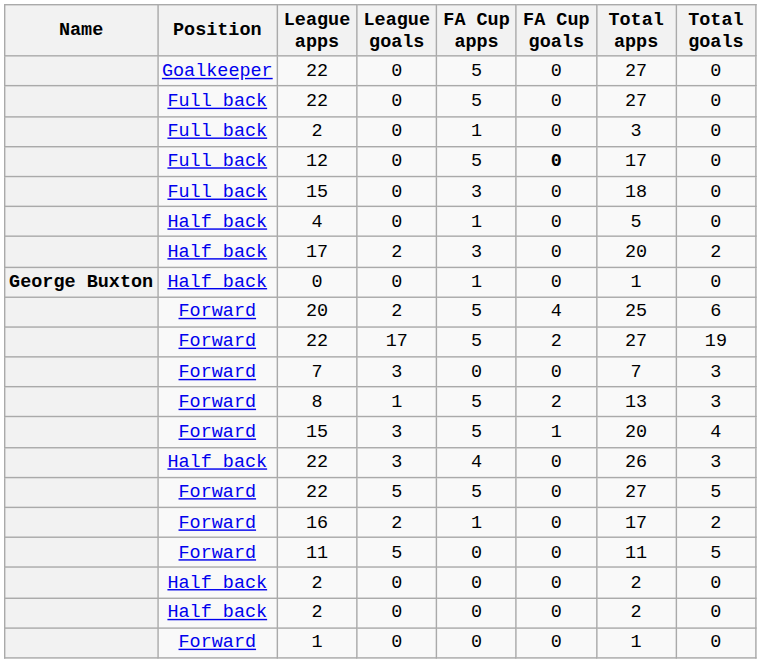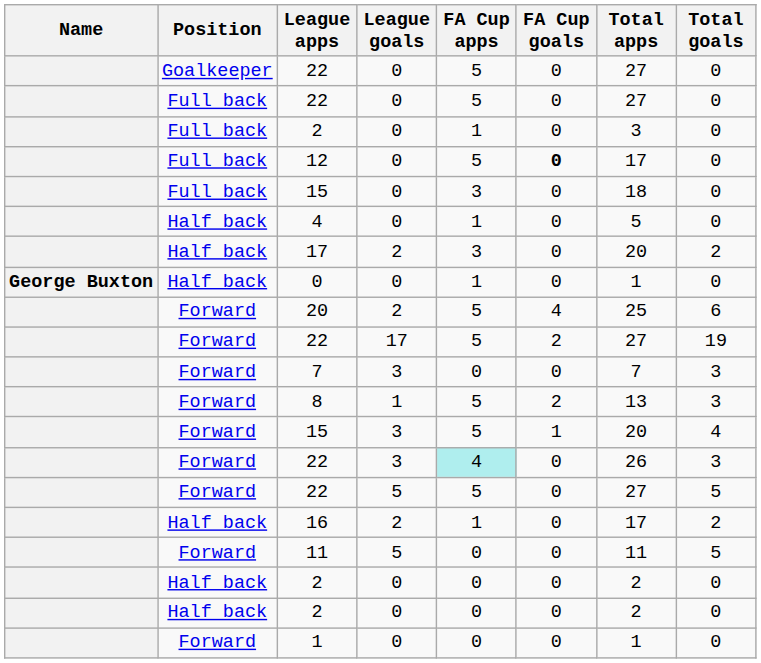(217, 462) Half back -> (217, 462) Forward
(477, 462) no background -> (477, 462) paleturquoise background
(217, 522) Forward -> (217, 522) Half back
